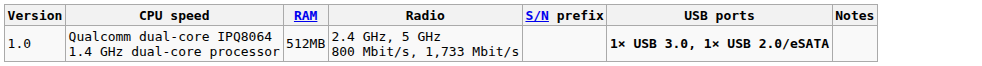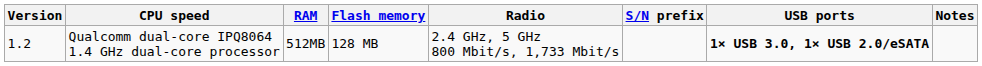+ column: (378, 15)
(19, 44) 1.0 -> (19, 44) 1.2
